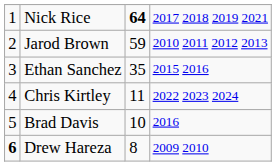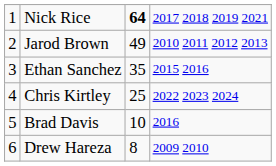(137, 43) 59 -> (137, 43) 49
(137, 95) 11 -> (137, 95) 25
(12, 148) bold -> (12, 148) normal
